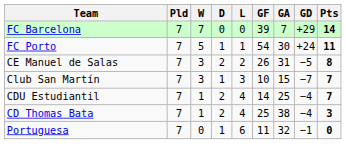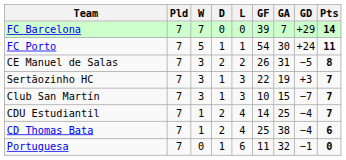+ row: (50, 80)
(329, 113) 3 -> (329, 130) 6
